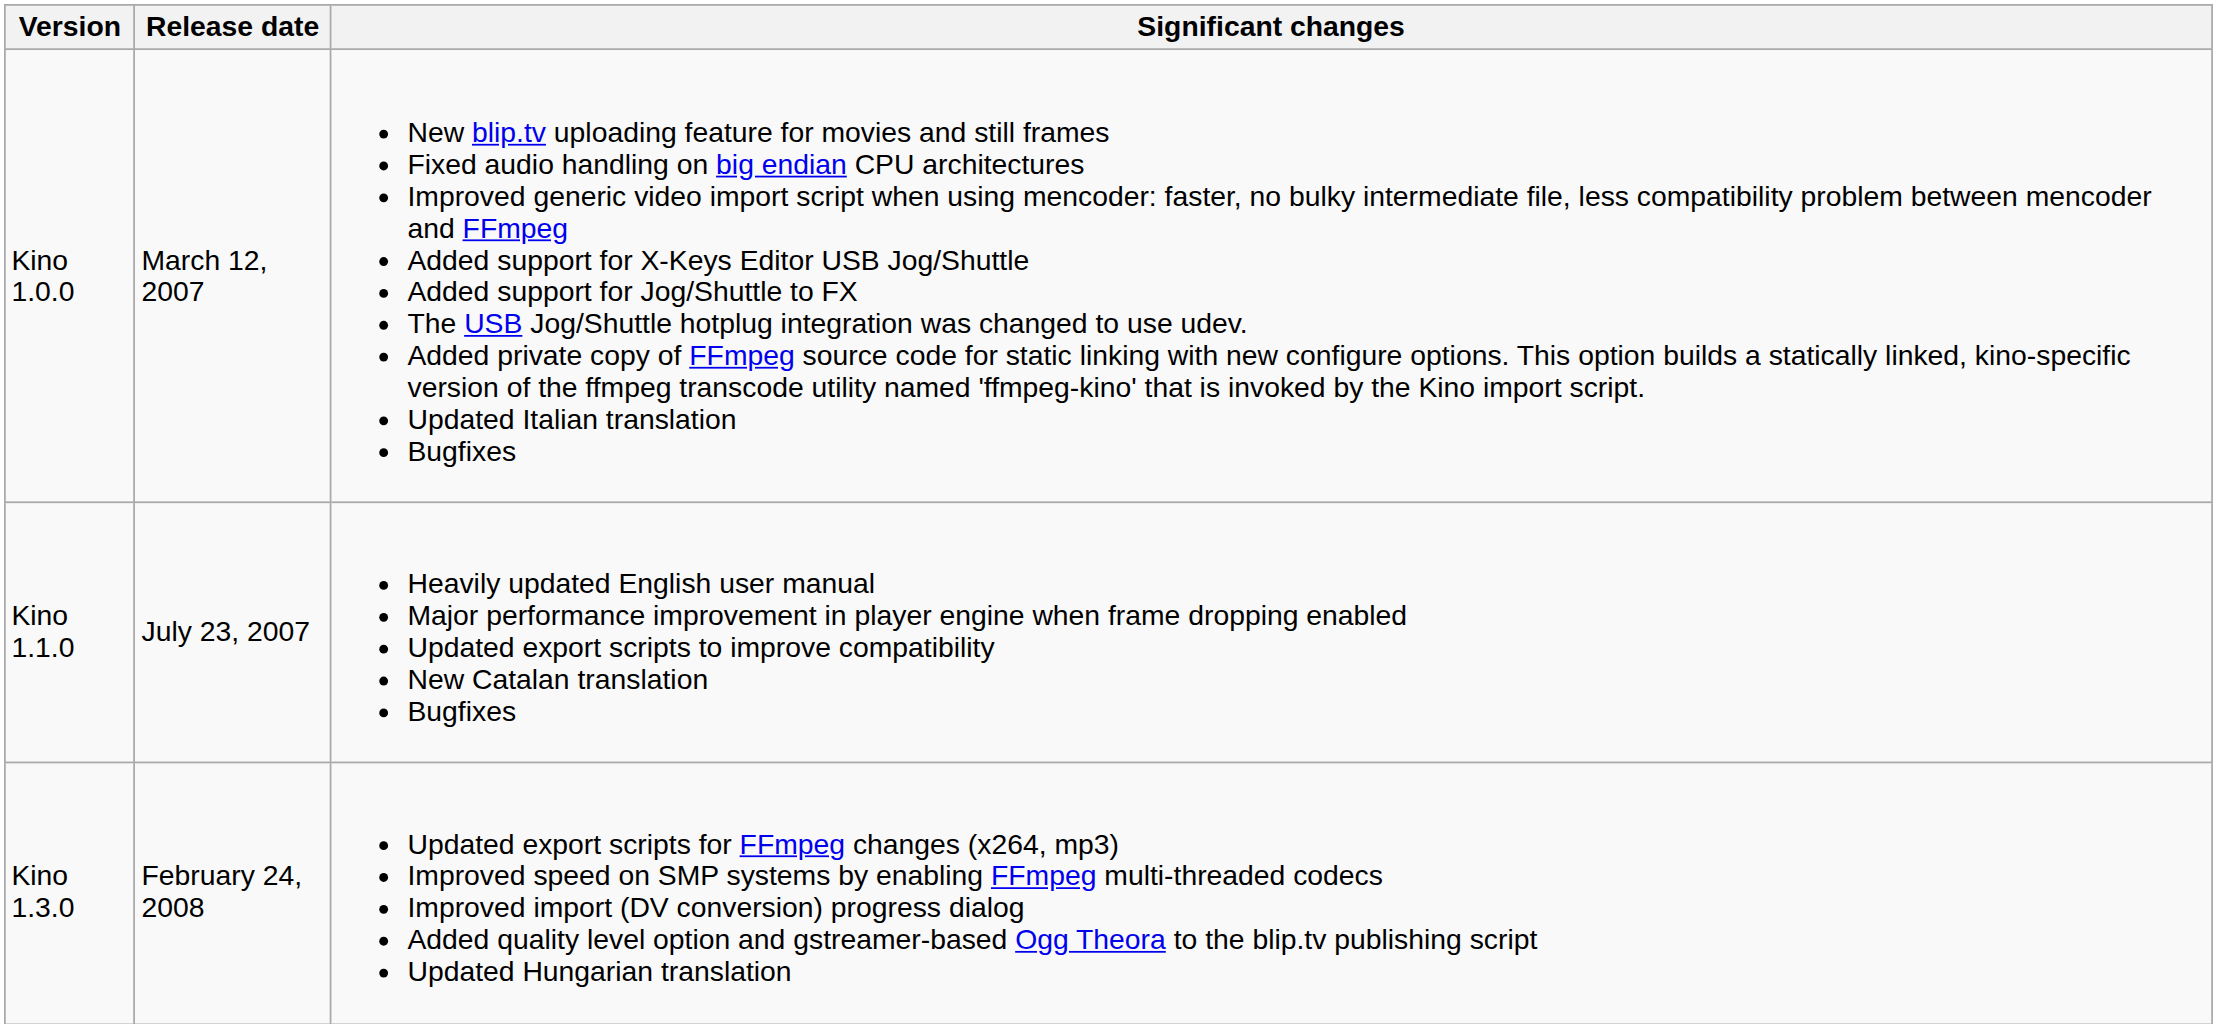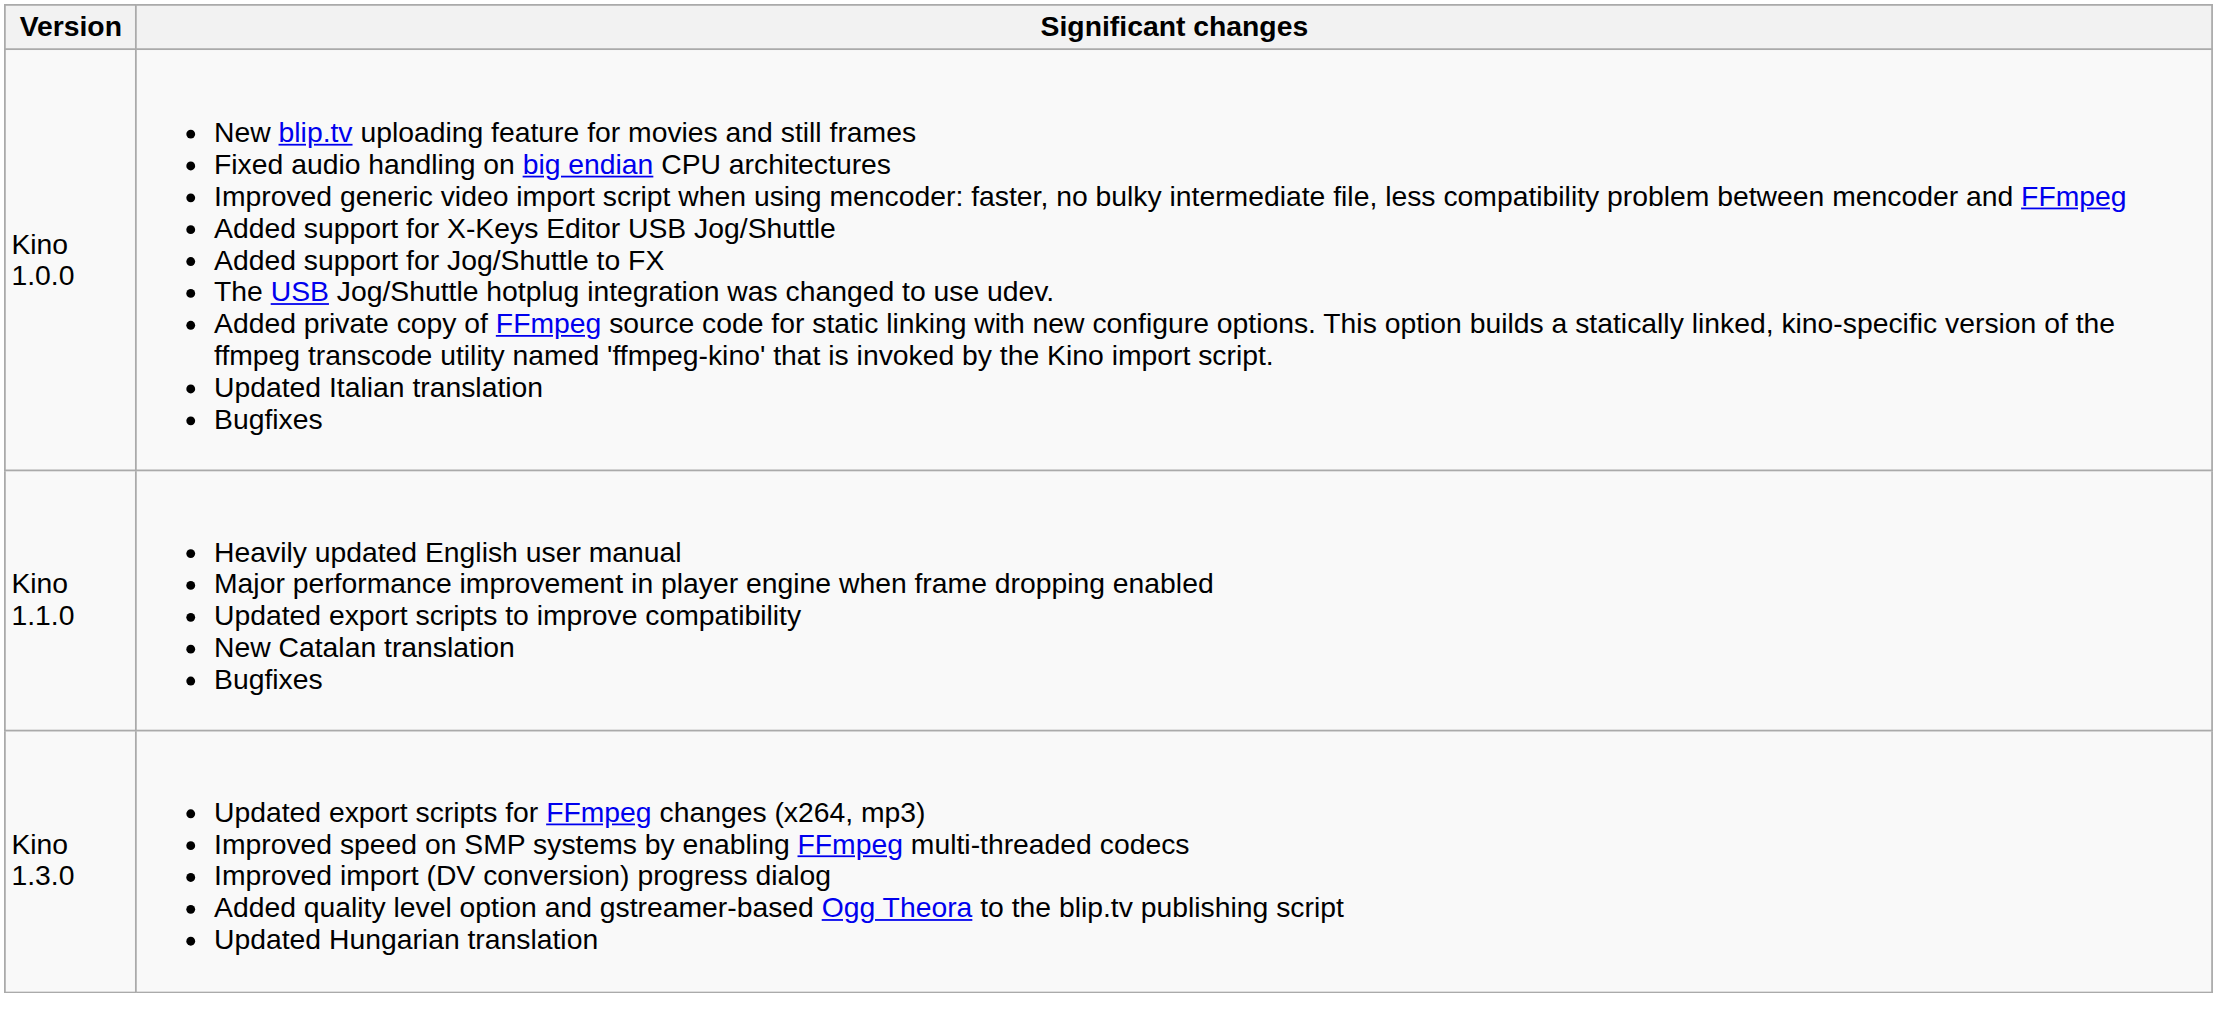- column: (233, 26)
